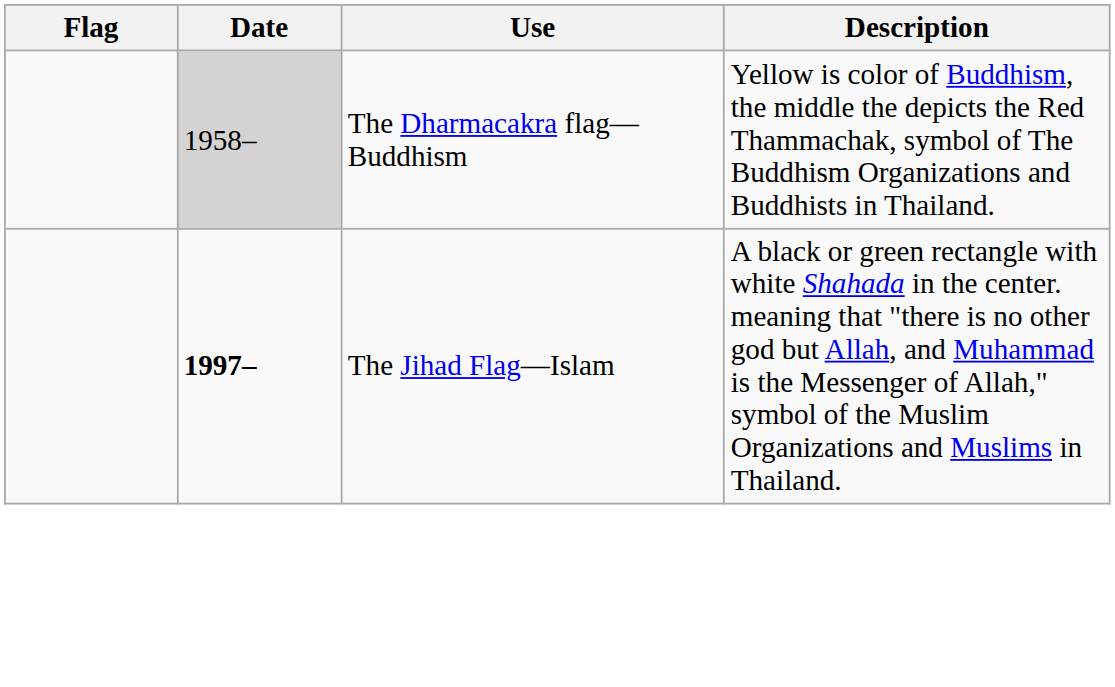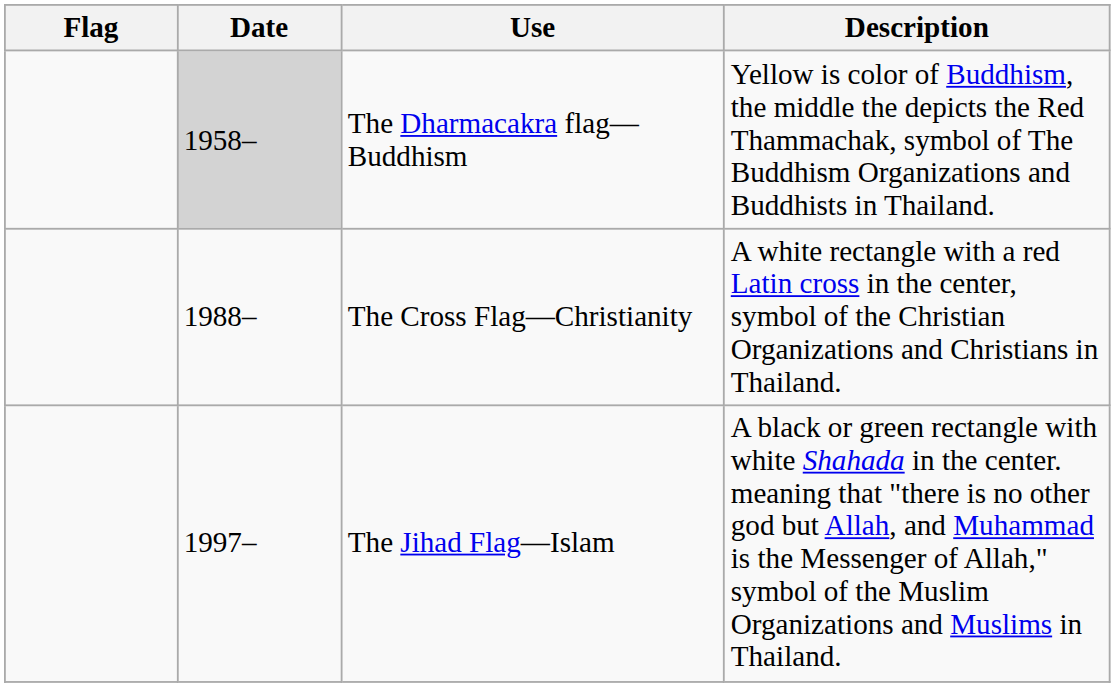+ row: (520, 316)
(220, 365) bold -> (220, 542) normal
